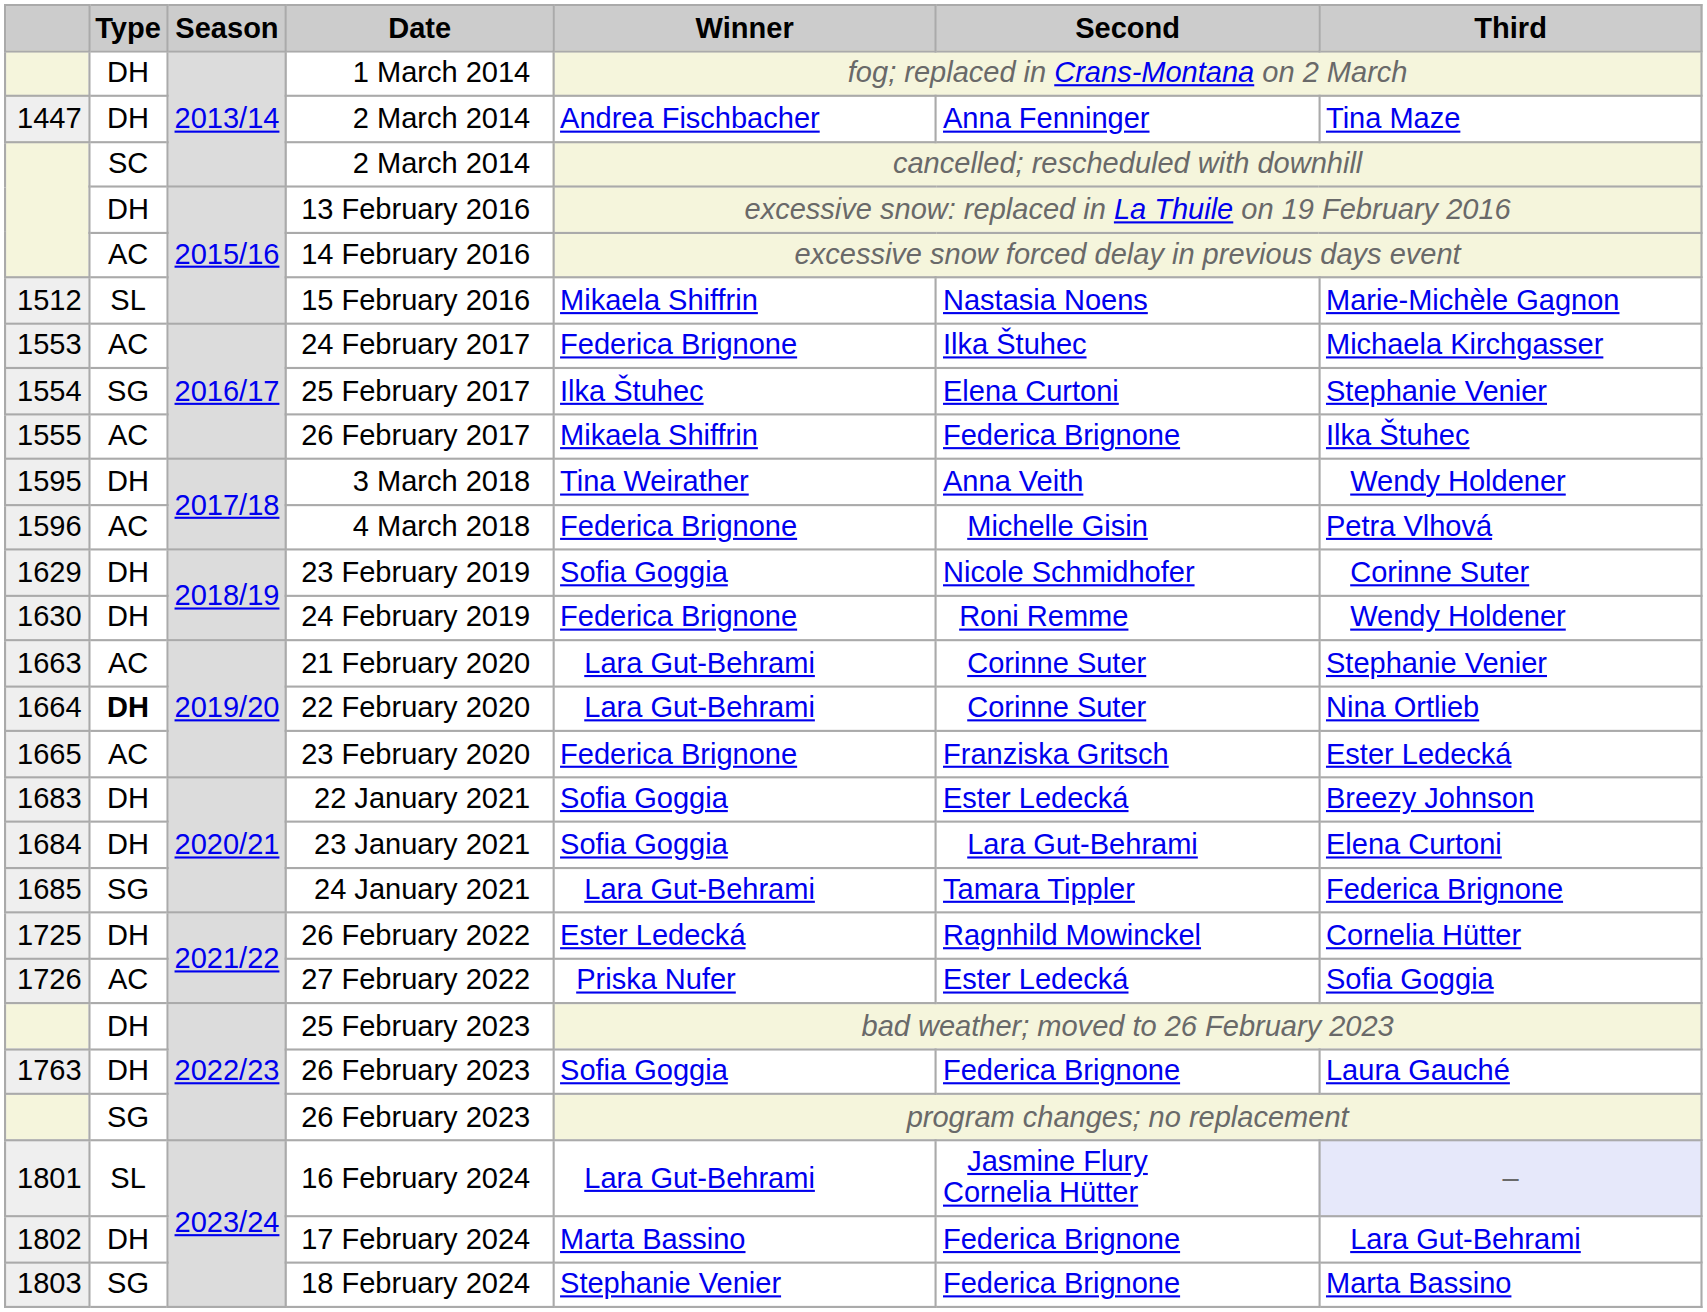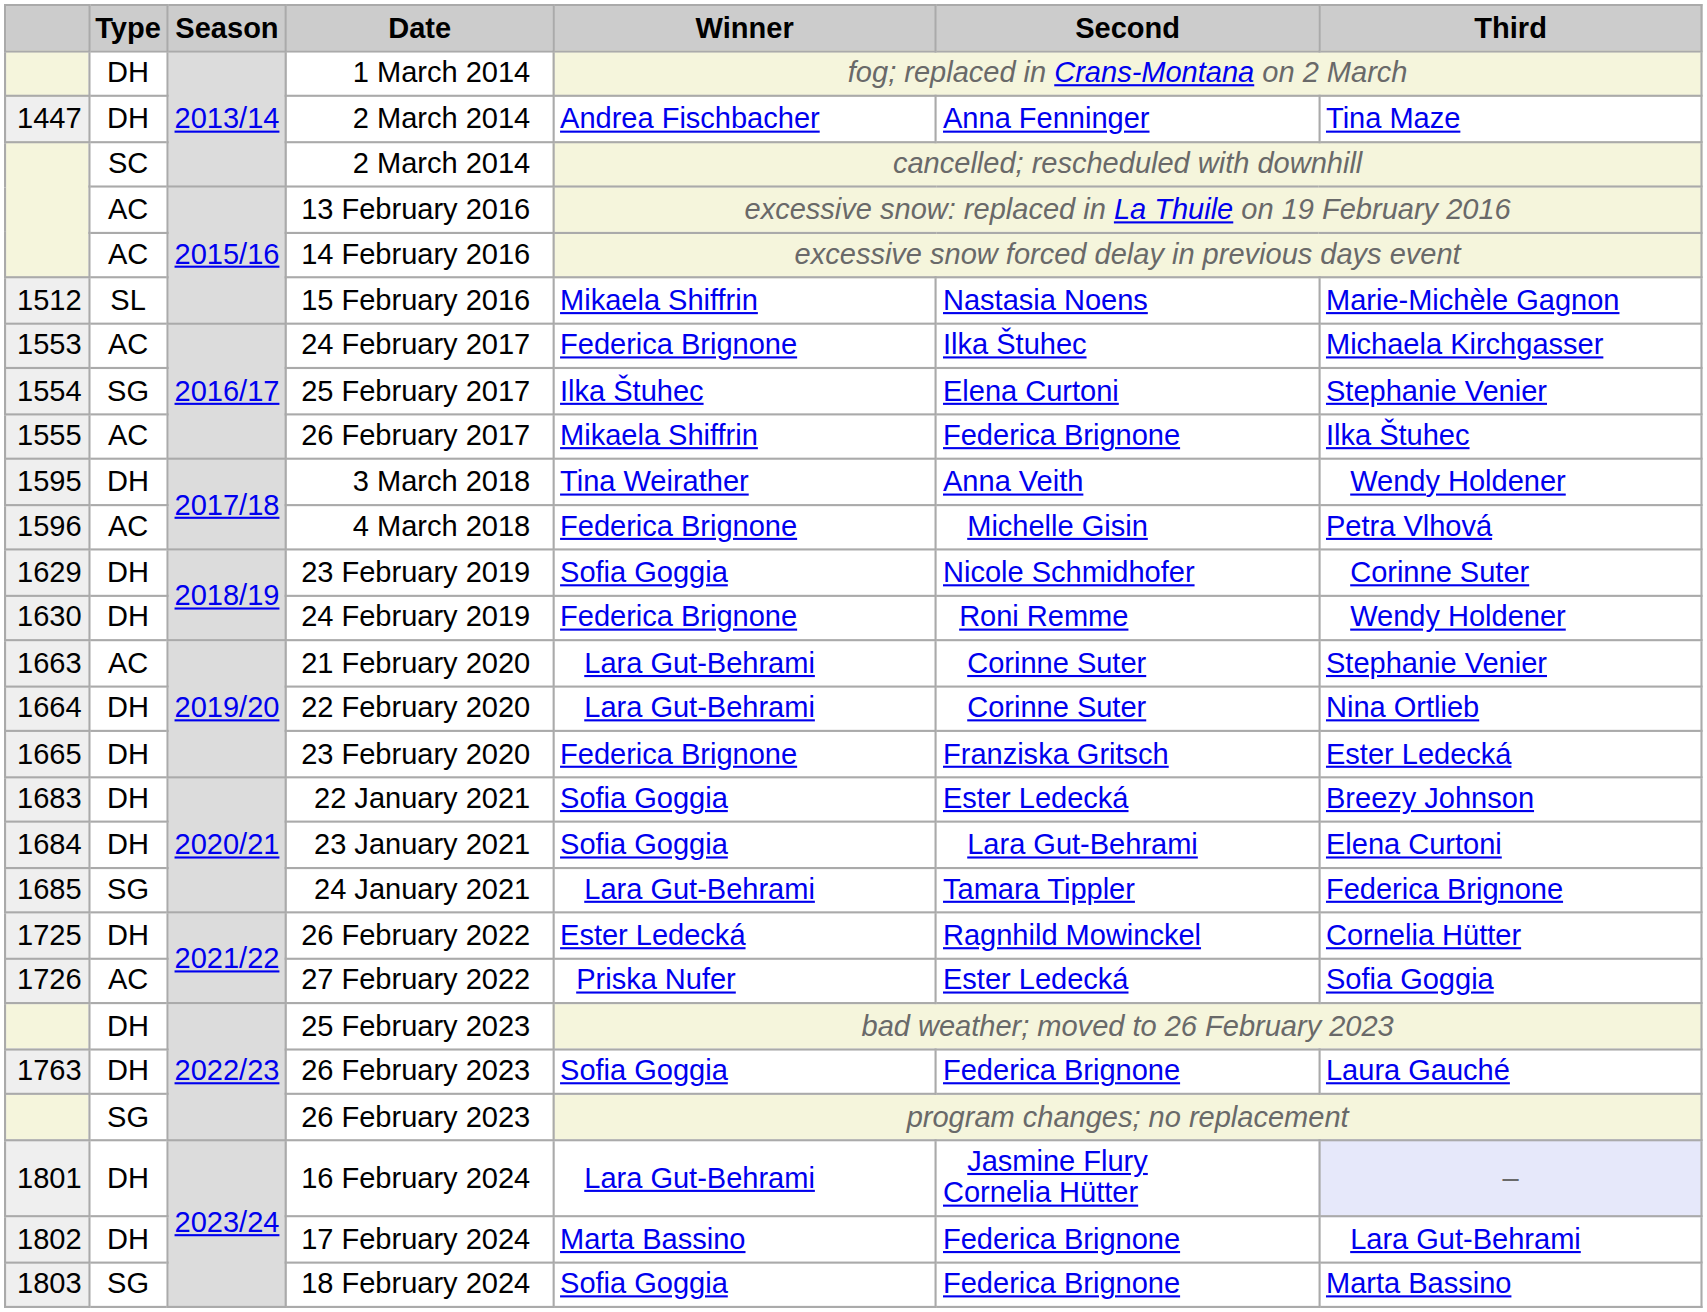(128, 209) DH -> (128, 209) AC
(128, 708) bold -> (128, 708) normal
(128, 753) AC -> (128, 753) DH
(128, 1177) SL -> (128, 1177) DH
(671, 1284) Stephanie Venier -> (644, 1284) Sofia Goggia
